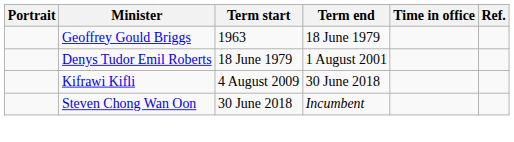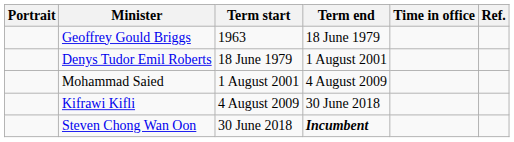+ row: (113, 81)
(335, 103) normal -> (337, 125) bold
